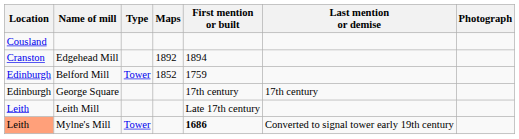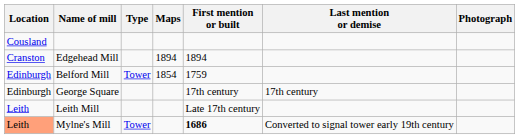(166, 58) 1892 -> (166, 58) 1894
(166, 74) 1852 -> (166, 74) 1854
